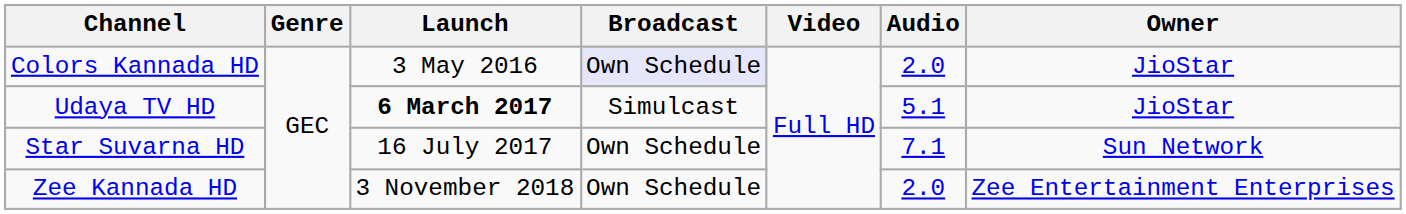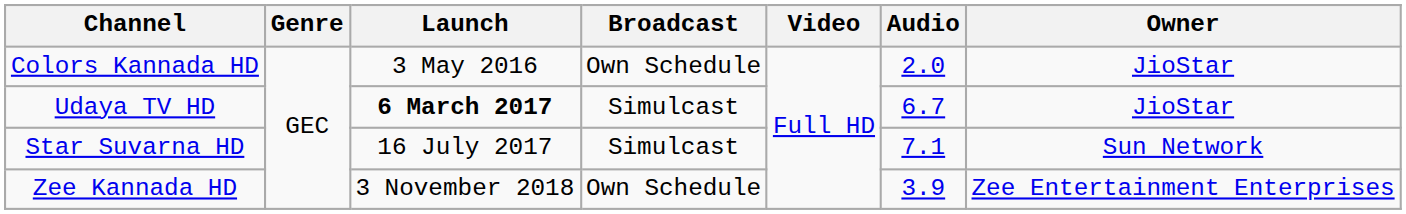(674, 66) lavender background -> (674, 66) no background
(923, 107) 5.1 -> (923, 107) 6.7
(674, 148) Own Schedule -> (674, 148) Simulcast
(923, 189) 2.0 -> (923, 189) 3.9
